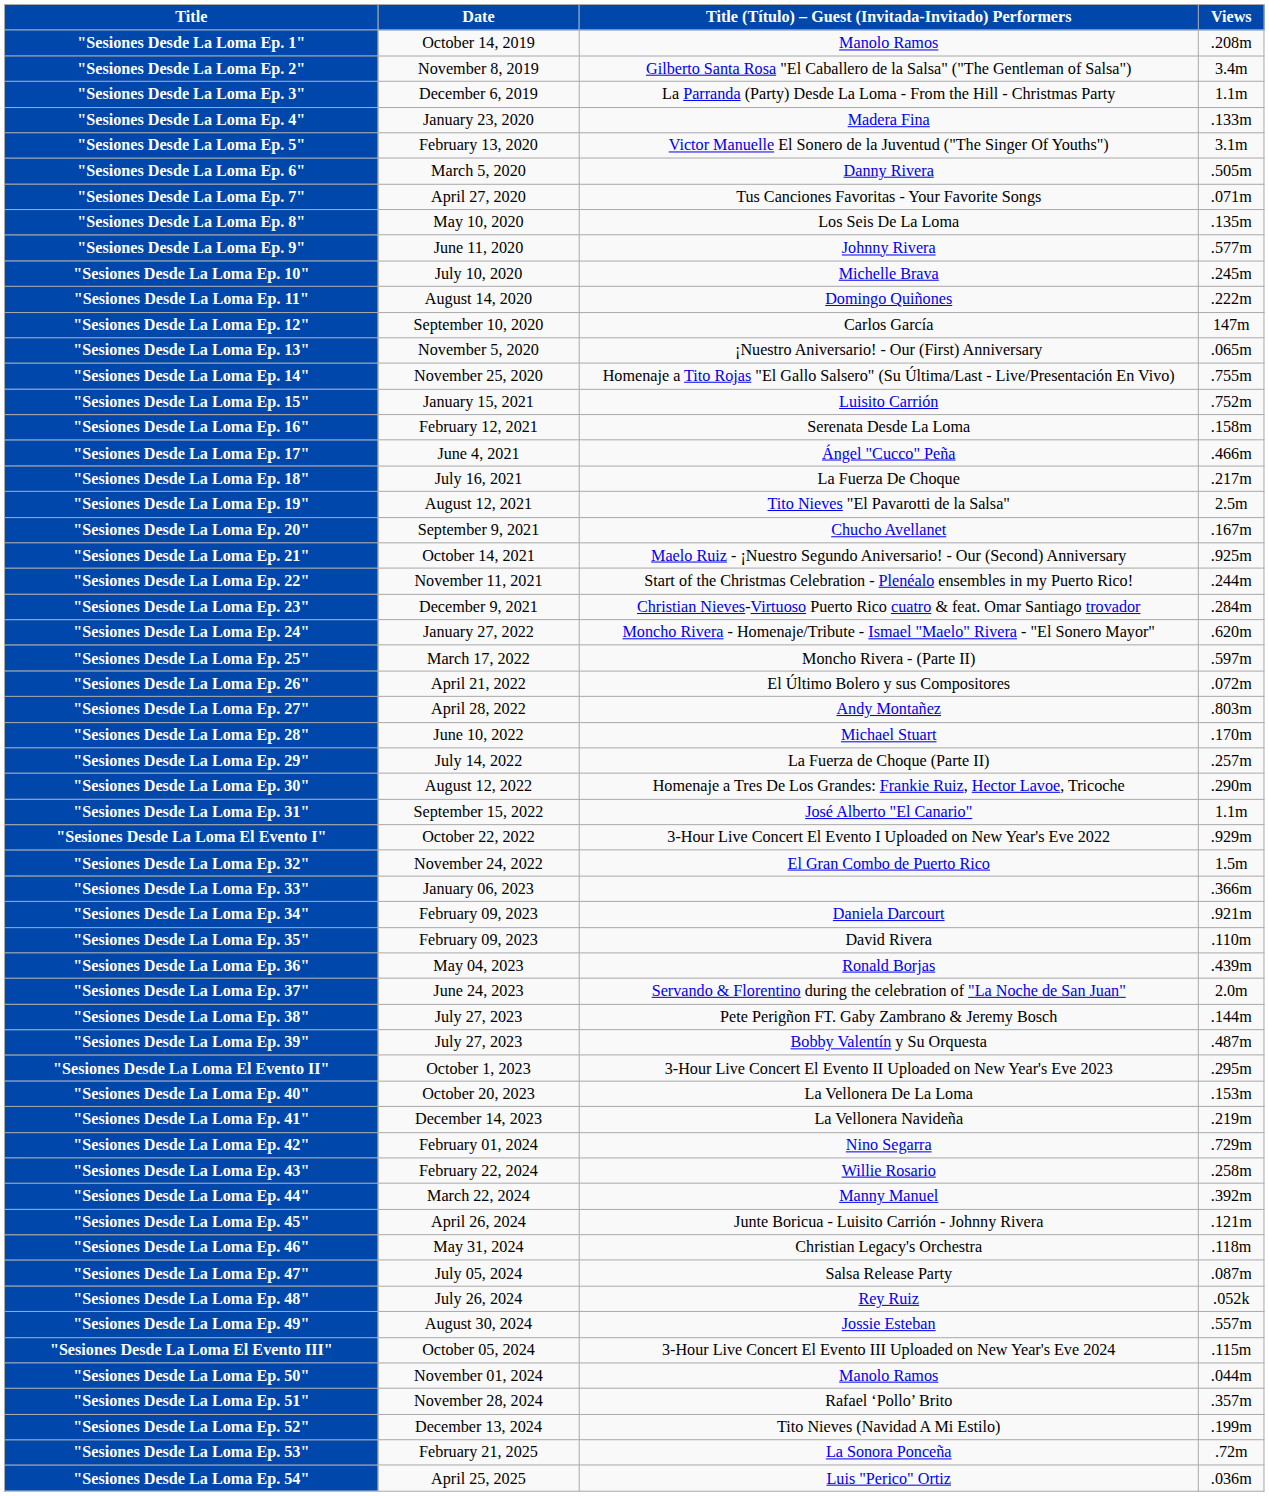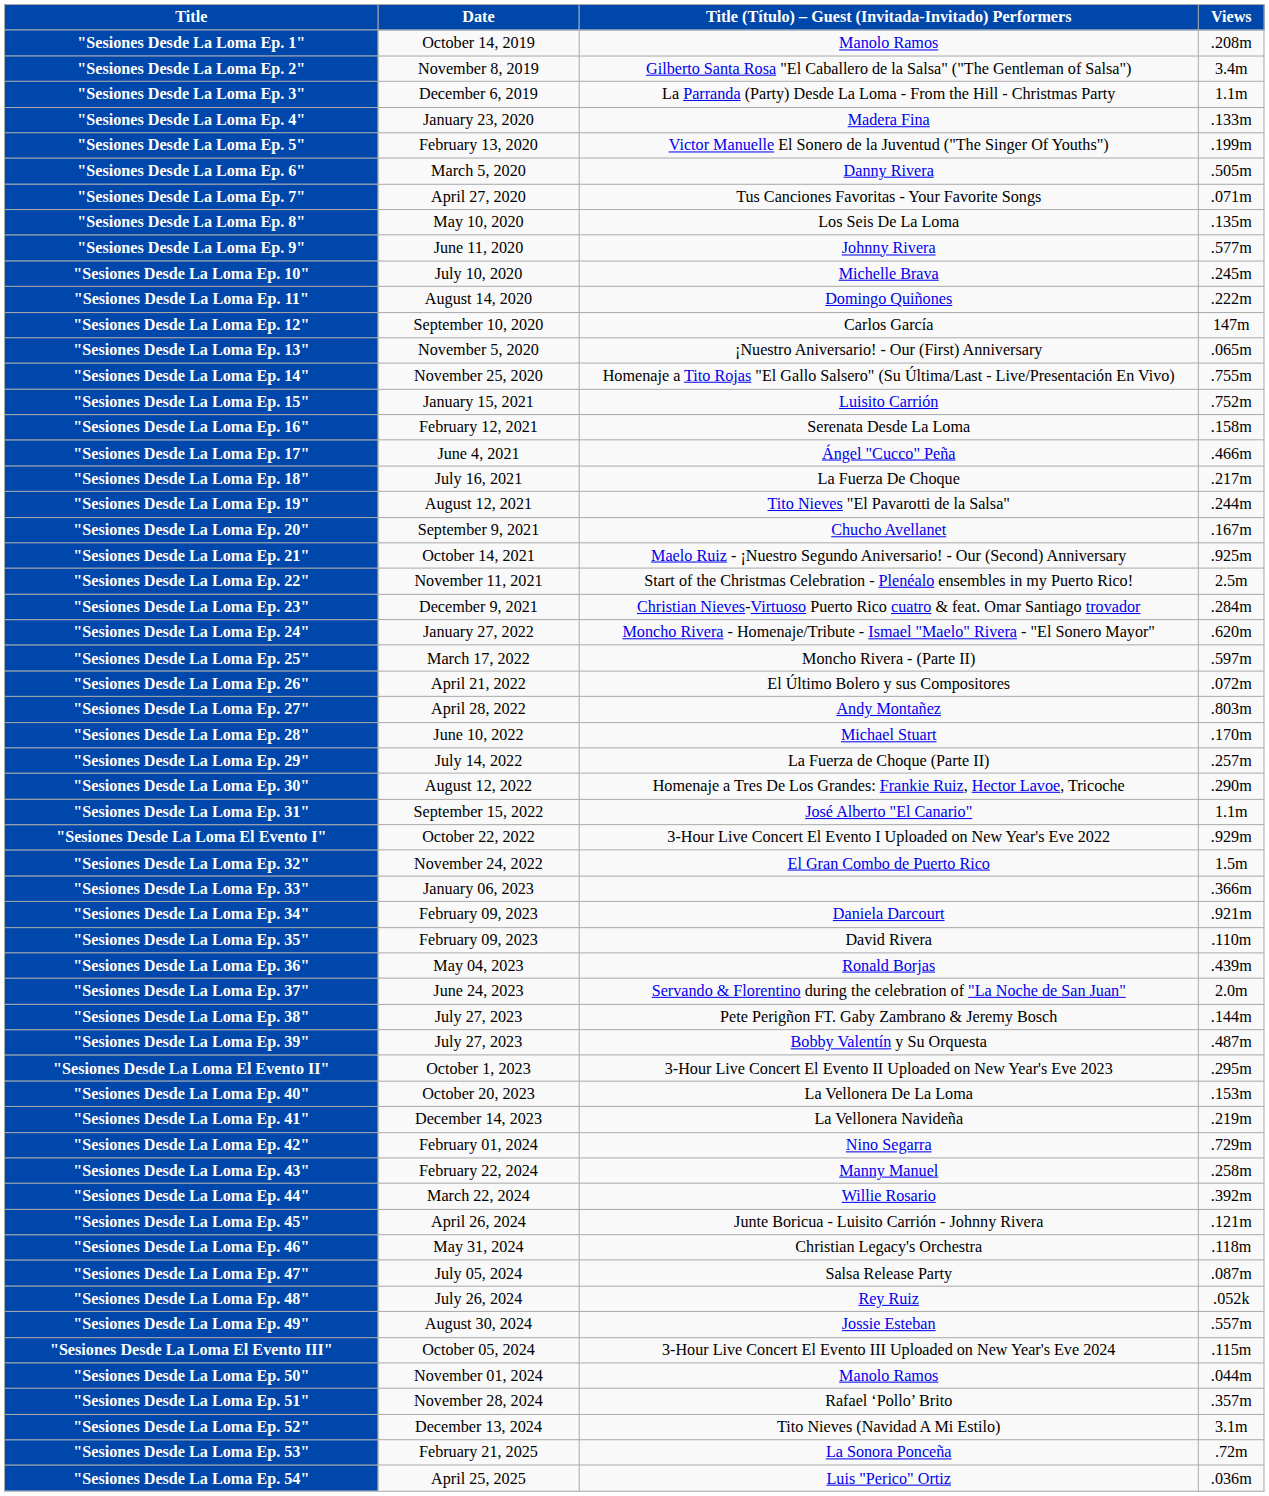(1231, 145) 3.1m -> (1231, 145) .199m
(1231, 504) 2.5m -> (1231, 504) .244m
(1231, 581) .244m -> (1231, 581) 2.5m
(889, 1170) Willie Rosario -> (889, 1170) Manny Manuel
(889, 1196) Manny Manuel -> (889, 1196) Willie Rosario
(1231, 1426) .199m -> (1231, 1426) 3.1m
